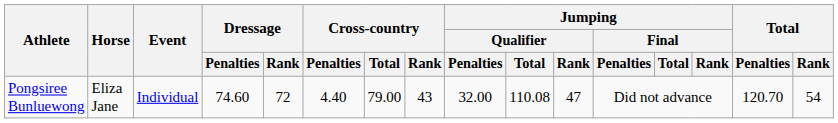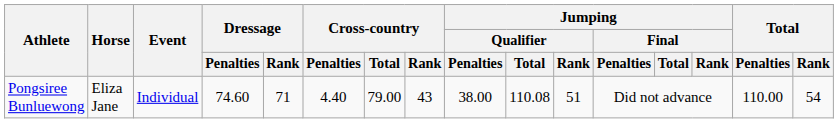(283, 97) 72 -> (283, 97) 71
(475, 97) 32.00 -> (475, 97) 38.00
(573, 97) 47 -> (573, 97) 51
(763, 97) 120.70 -> (763, 97) 110.00
